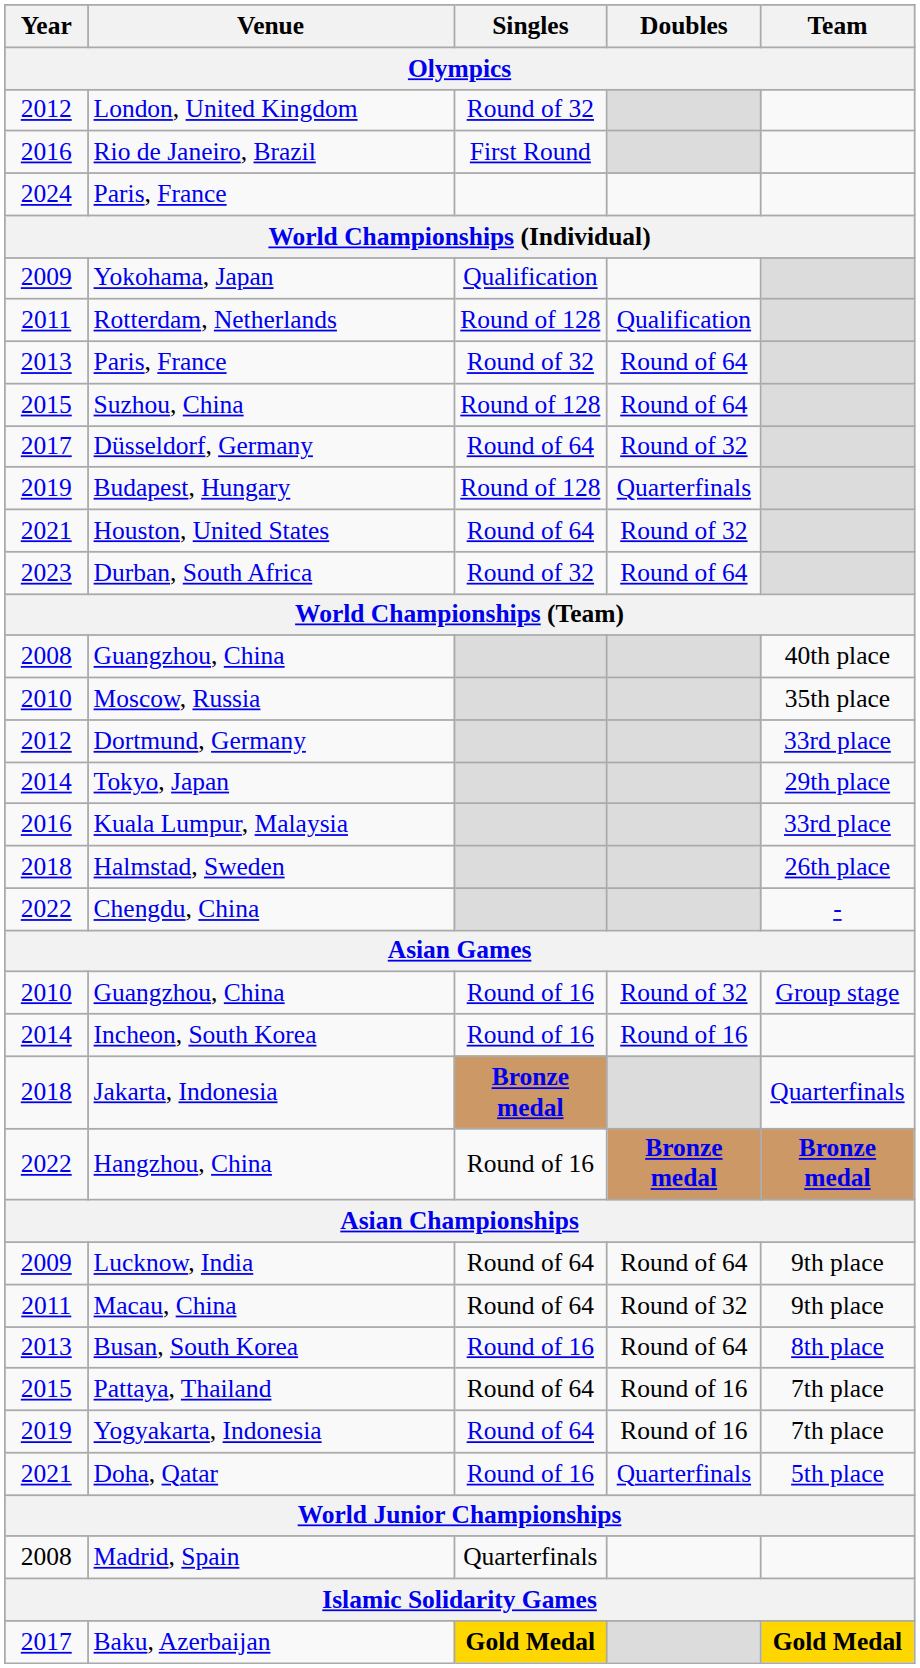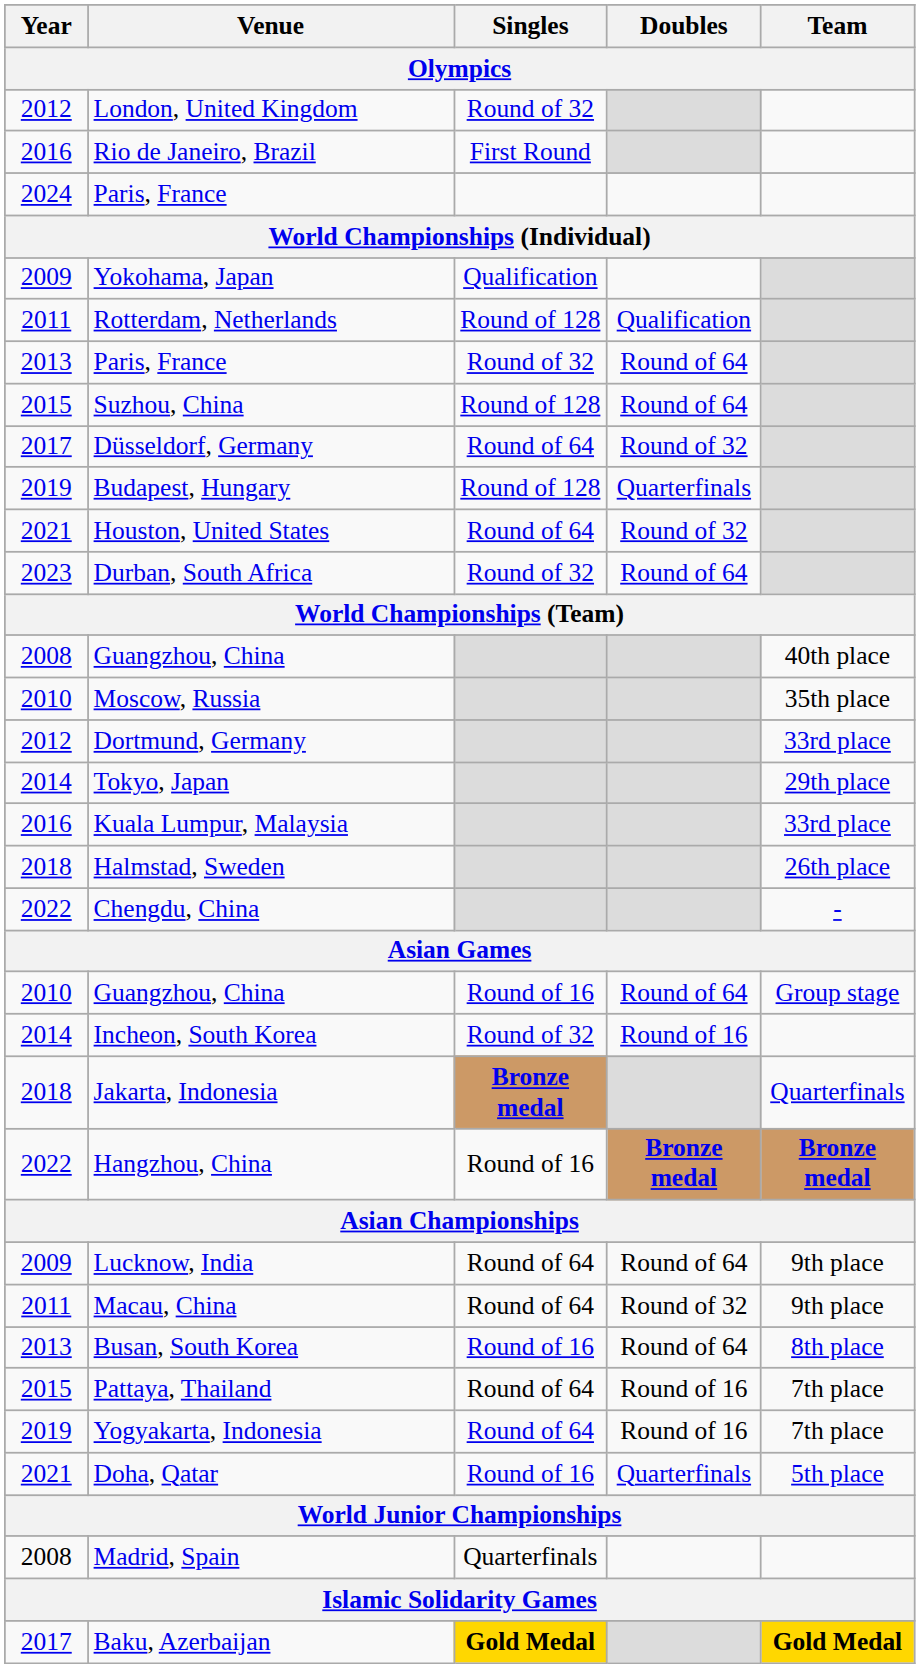(684, 992) Round of 32 -> (684, 992) Round of 64
(530, 1034) Round of 16 -> (530, 1034) Round of 32
